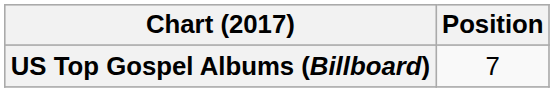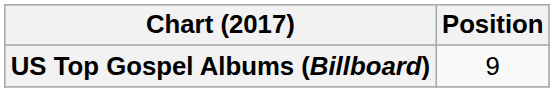(493, 65) 7 -> (493, 65) 9
